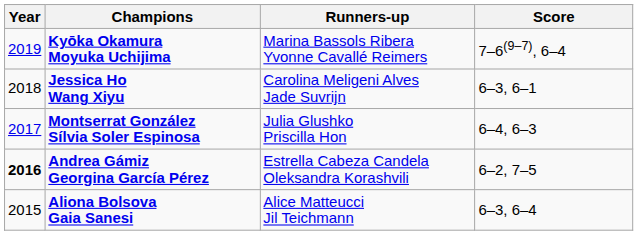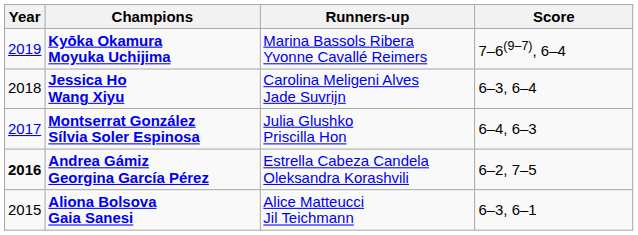(508, 89) 6–3, 6–1 -> (508, 89) 6–3, 6–4
(508, 210) 6–3, 6–4 -> (508, 210) 6–3, 6–1
